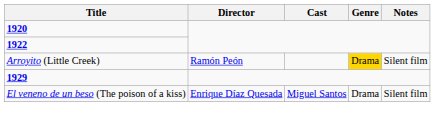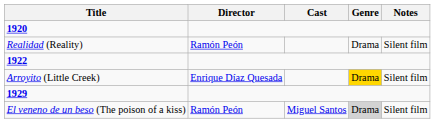+ row: (45, 45)
(217, 61) Ramón Peón -> (236, 77) Enrique Díaz Quesada
(236, 93) Enrique Díaz Quesada -> (217, 110) Ramón Peón
(365, 93) no background -> (365, 110) lightgrey background
